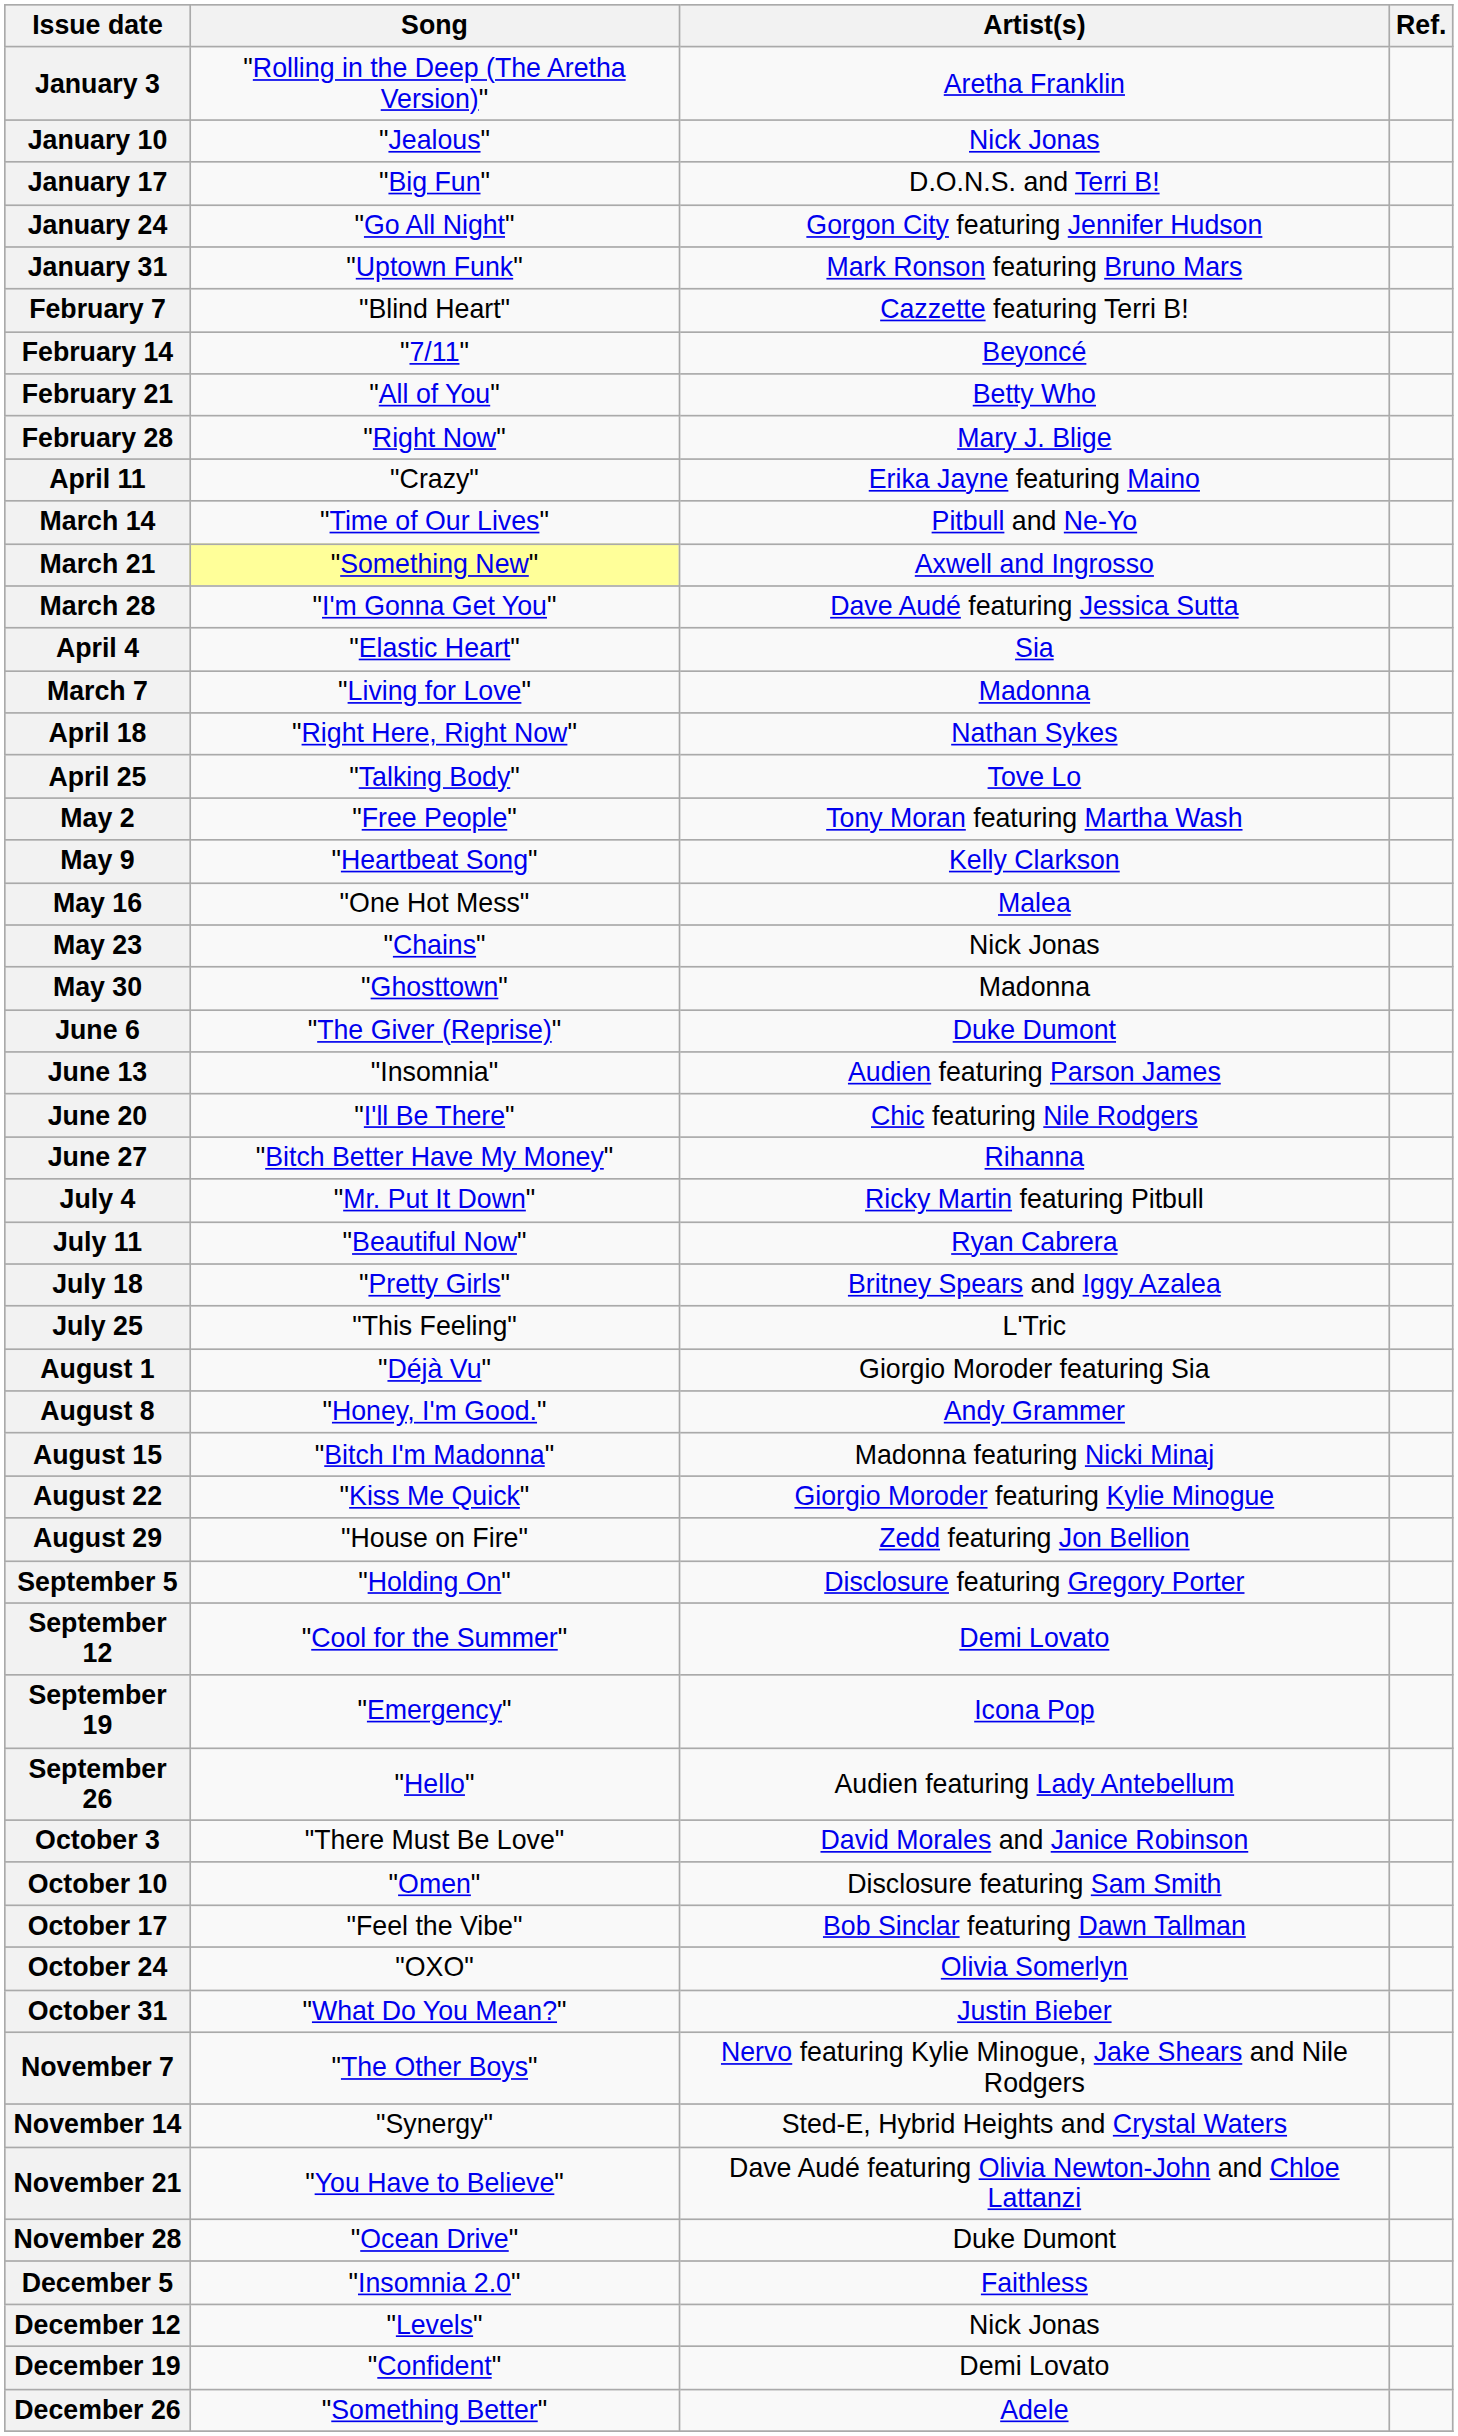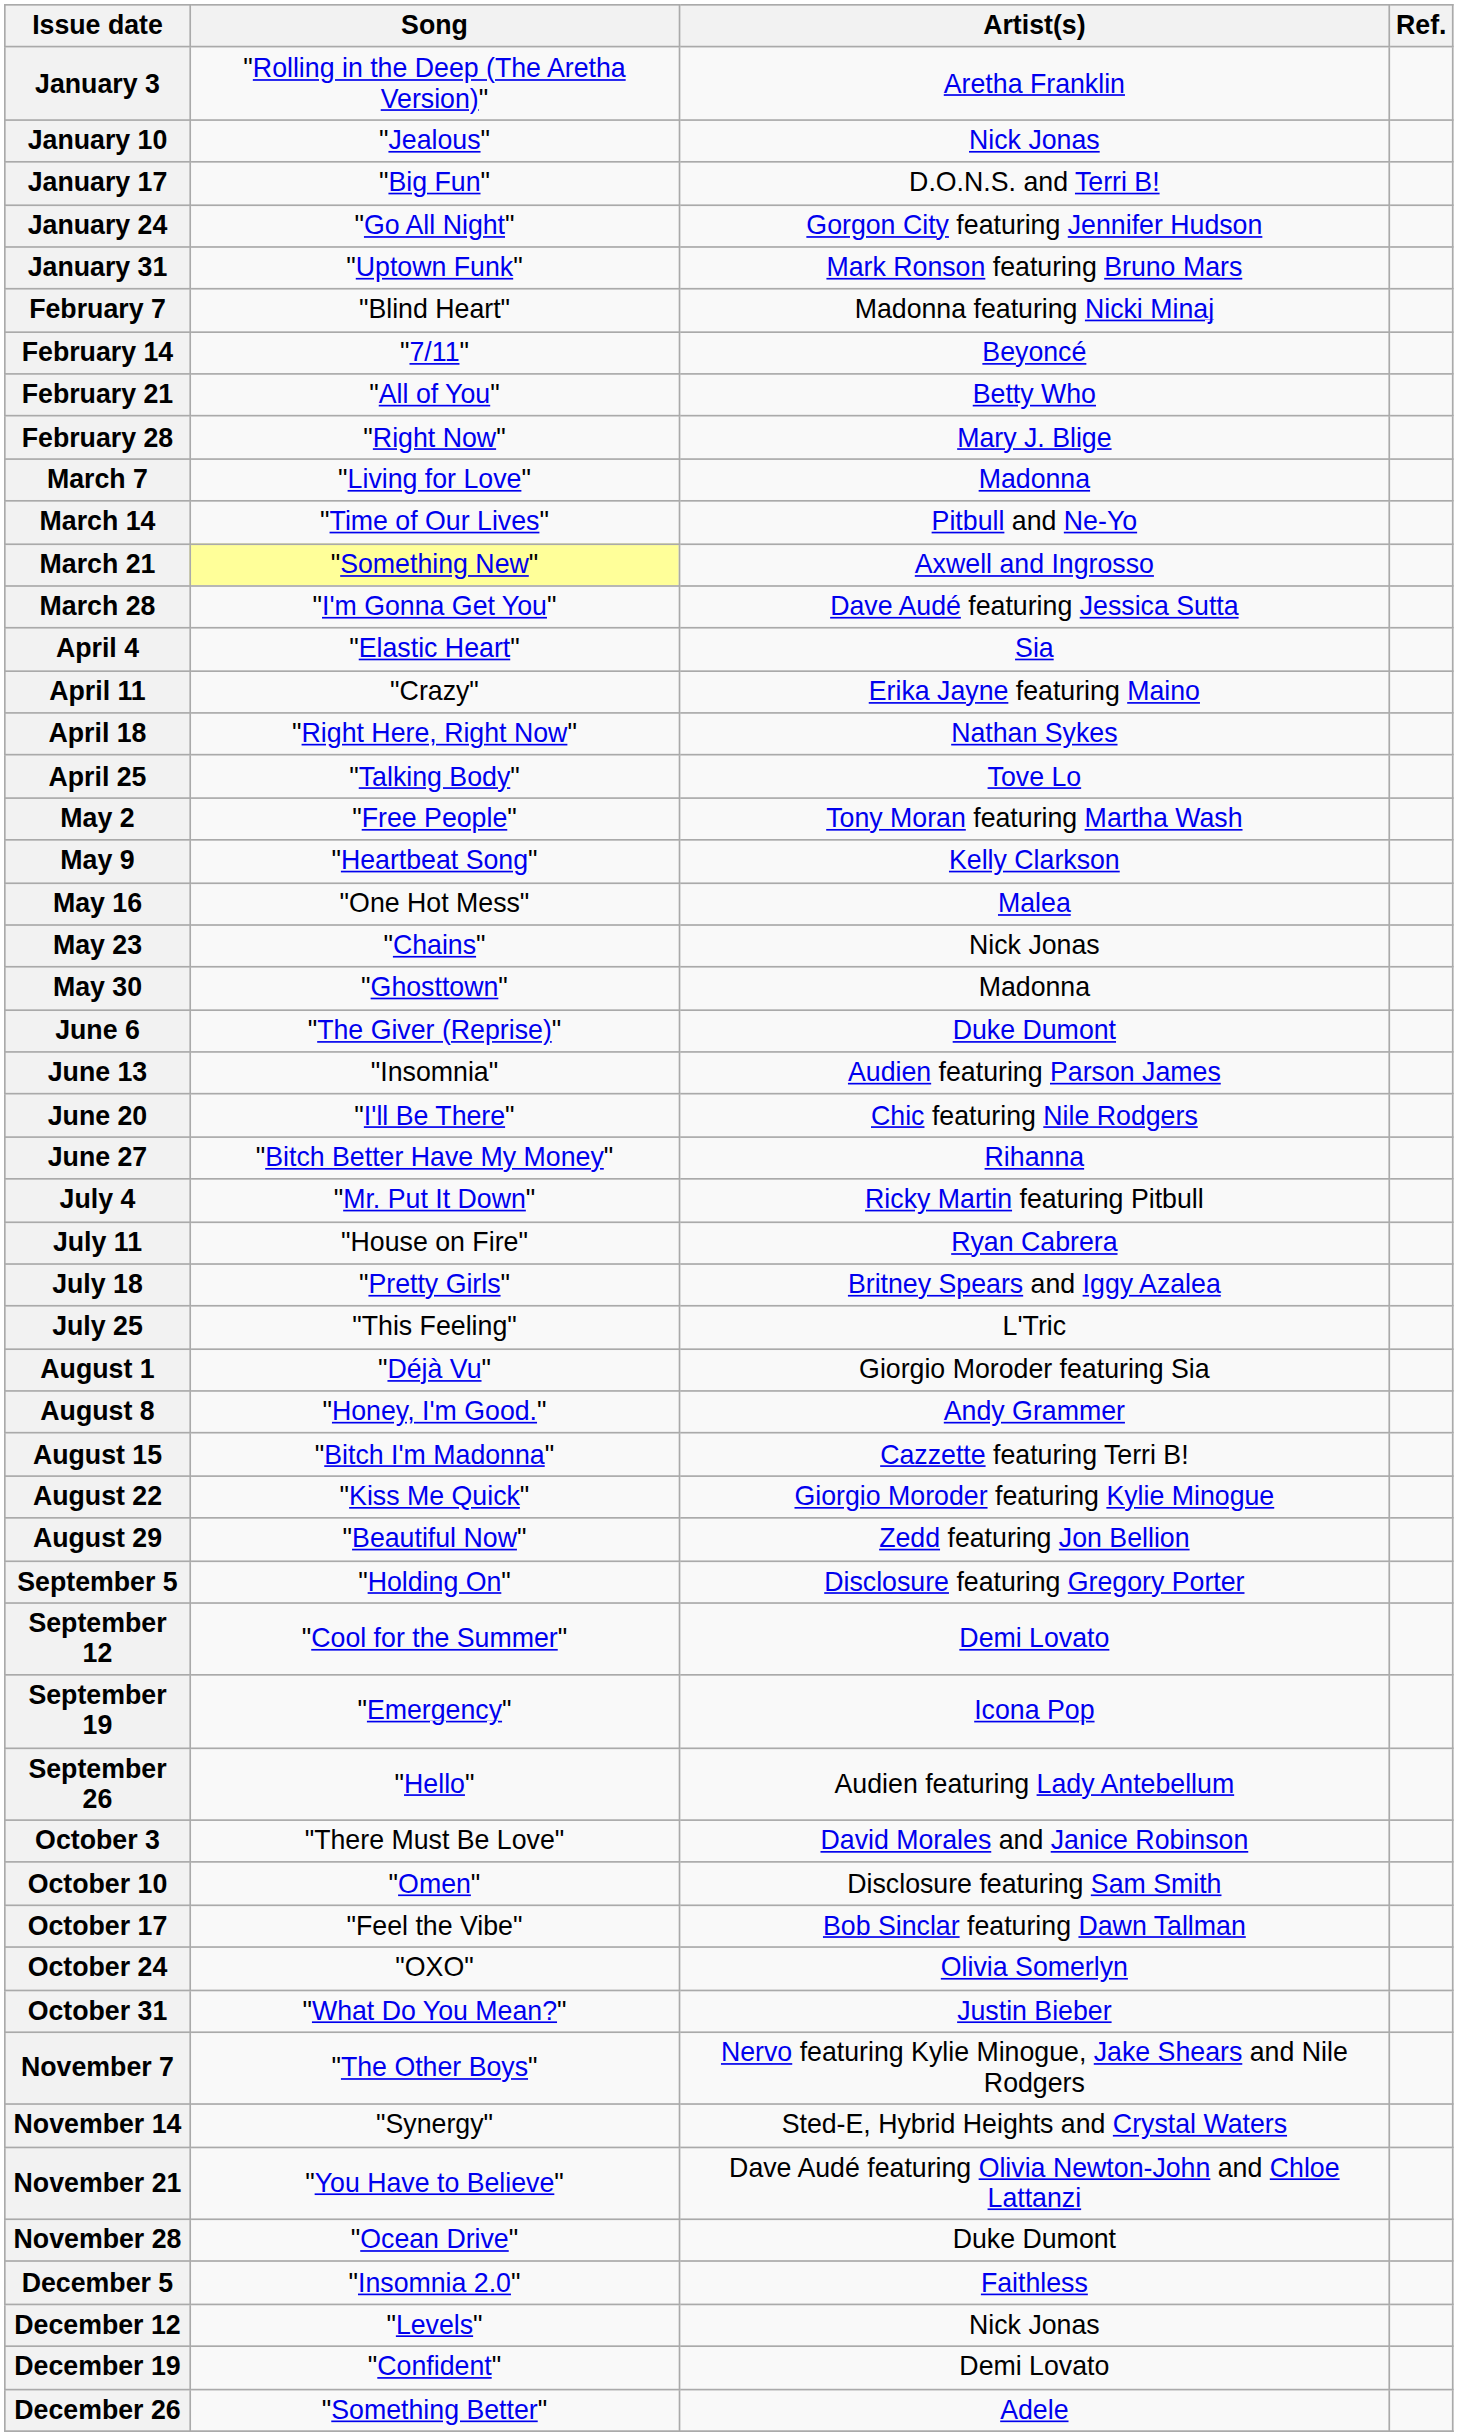(1034, 310) Cazzette featuring Terri B! -> (1034, 310) Madonna featuring Nicki Minaj
rows swapped: (97, 691) <-> (97, 479)
(434, 1242) "Beautiful Now" -> (434, 1242) "House on Fire"
(1034, 1454) Madonna featuring Nicki Minaj -> (1034, 1454) Cazzette featuring Terri B!
(434, 1538) "House on Fire" -> (434, 1538) "Beautiful Now"
